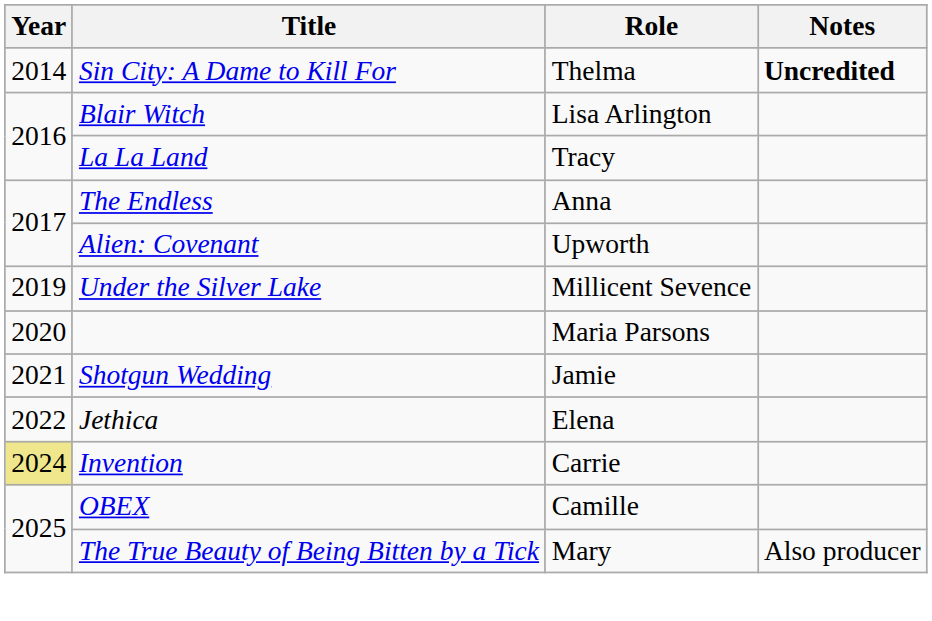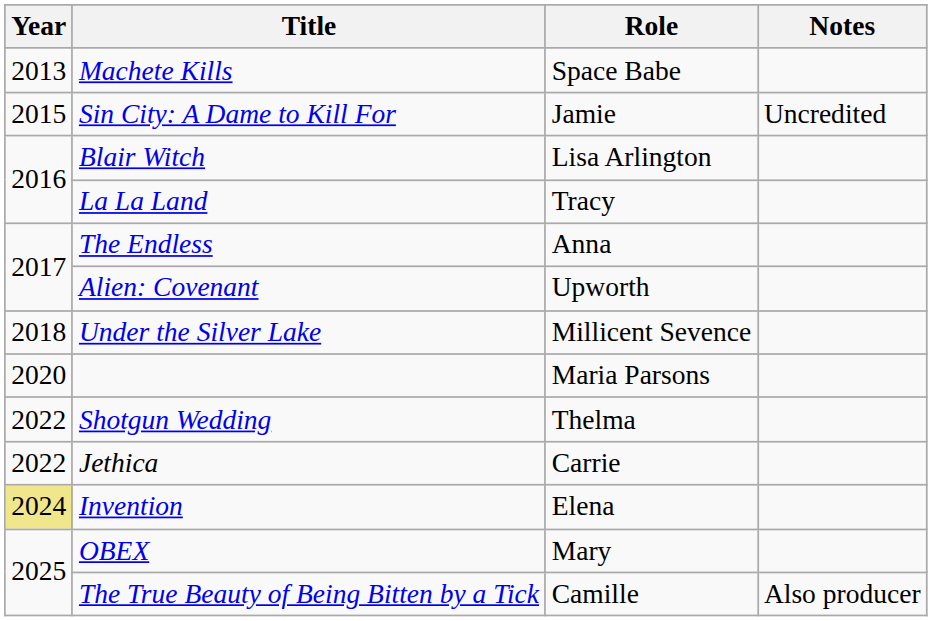+ row: (156, 69)
(39, 69) 2014 -> (39, 113) 2015
(594, 69) Thelma -> (584, 113) Jamie
(829, 69) bold -> (825, 113) normal
(39, 288) 2019 -> (39, 331) 2018
(39, 375) 2021 -> (39, 419) 2022
(584, 375) Jamie -> (594, 419) Thelma
(583, 419) Elena -> (586, 462) Carrie
(586, 462) Carrie -> (583, 506) Elena
(595, 506) Camille -> (582, 550) Mary
(582, 550) Mary -> (595, 593) Camille
